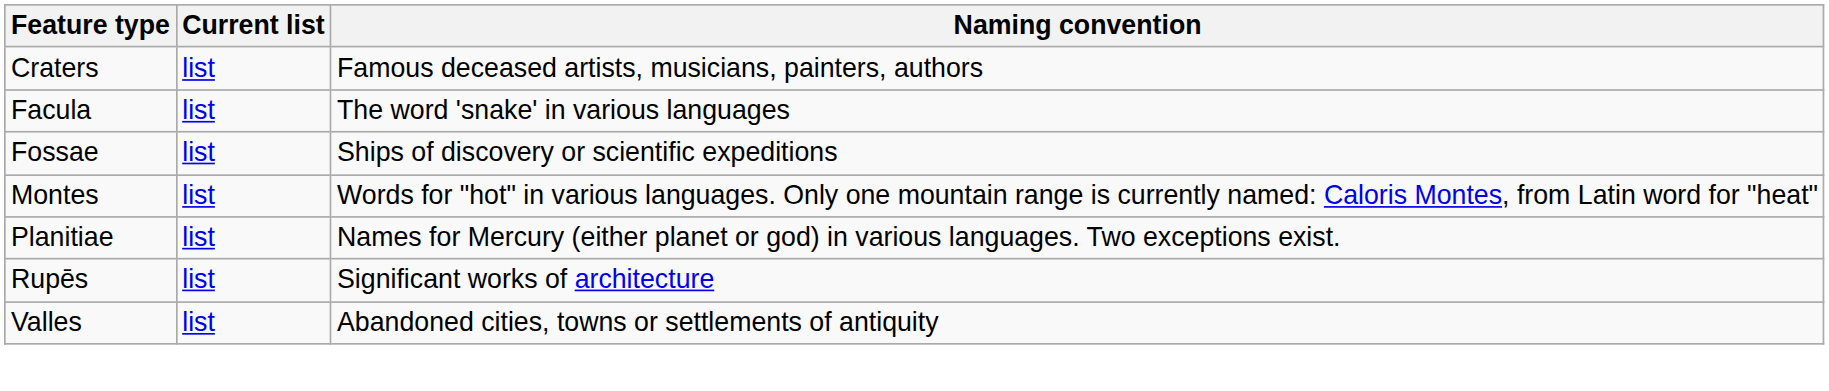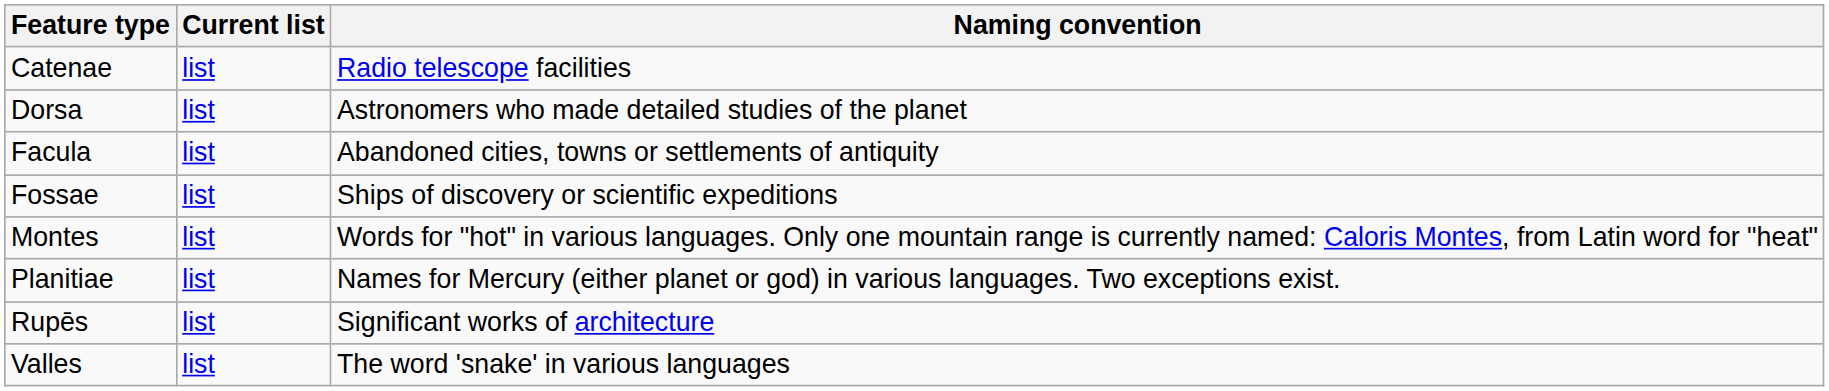+ row: (62, 68)
- row: (55, 68)
+ row: (47, 110)
(563, 110) The word 'snake' in various languages -> (638, 152) Abandoned cities, towns or settlements of antiquity
(638, 322) Abandoned cities, towns or settlements of antiquity -> (563, 364) The word 'snake' in various languages
